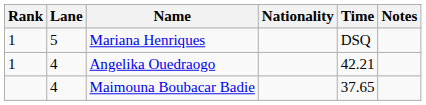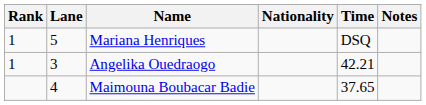(54, 64) 4 -> (54, 64) 3
